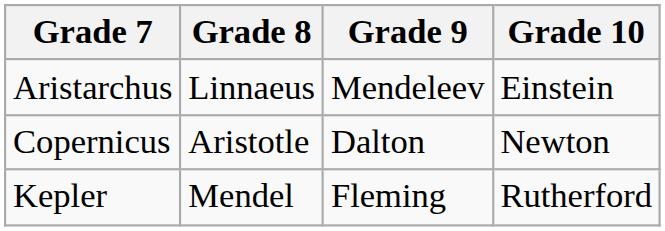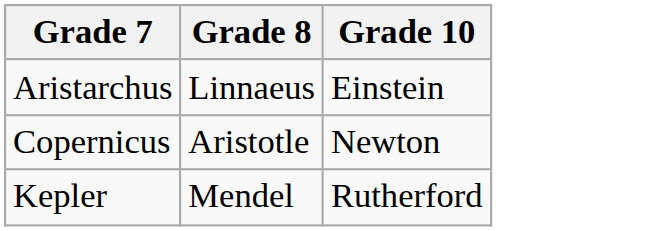- column: (408, 31)
